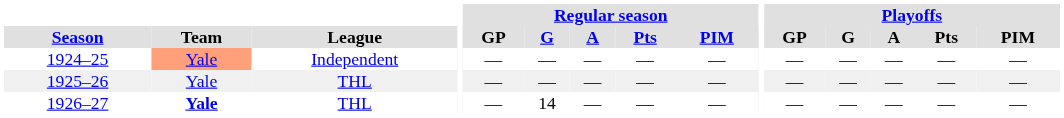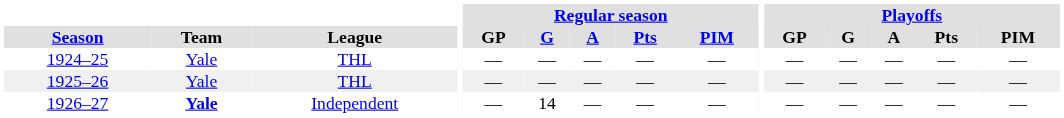(202, 58) lightsalmon background -> (202, 58) no background
(355, 58) Independent -> (355, 58) THL
(355, 102) THL -> (355, 102) Independent
